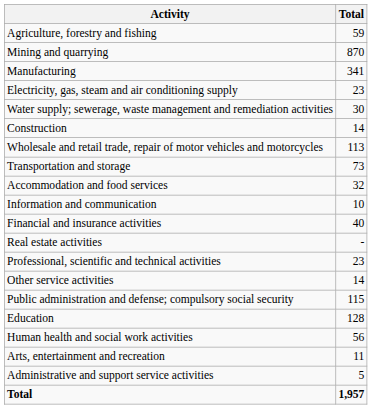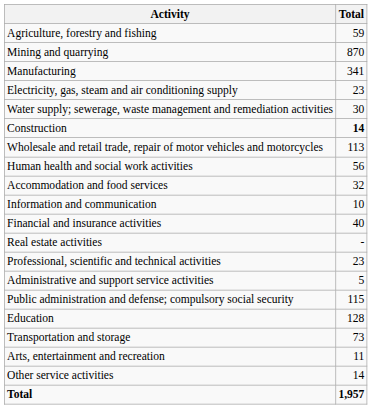(359, 128) normal -> (359, 128) bold
rows swapped: (69, 166) <-> (100, 338)
rows swapped: (110, 376) <-> (60, 280)
